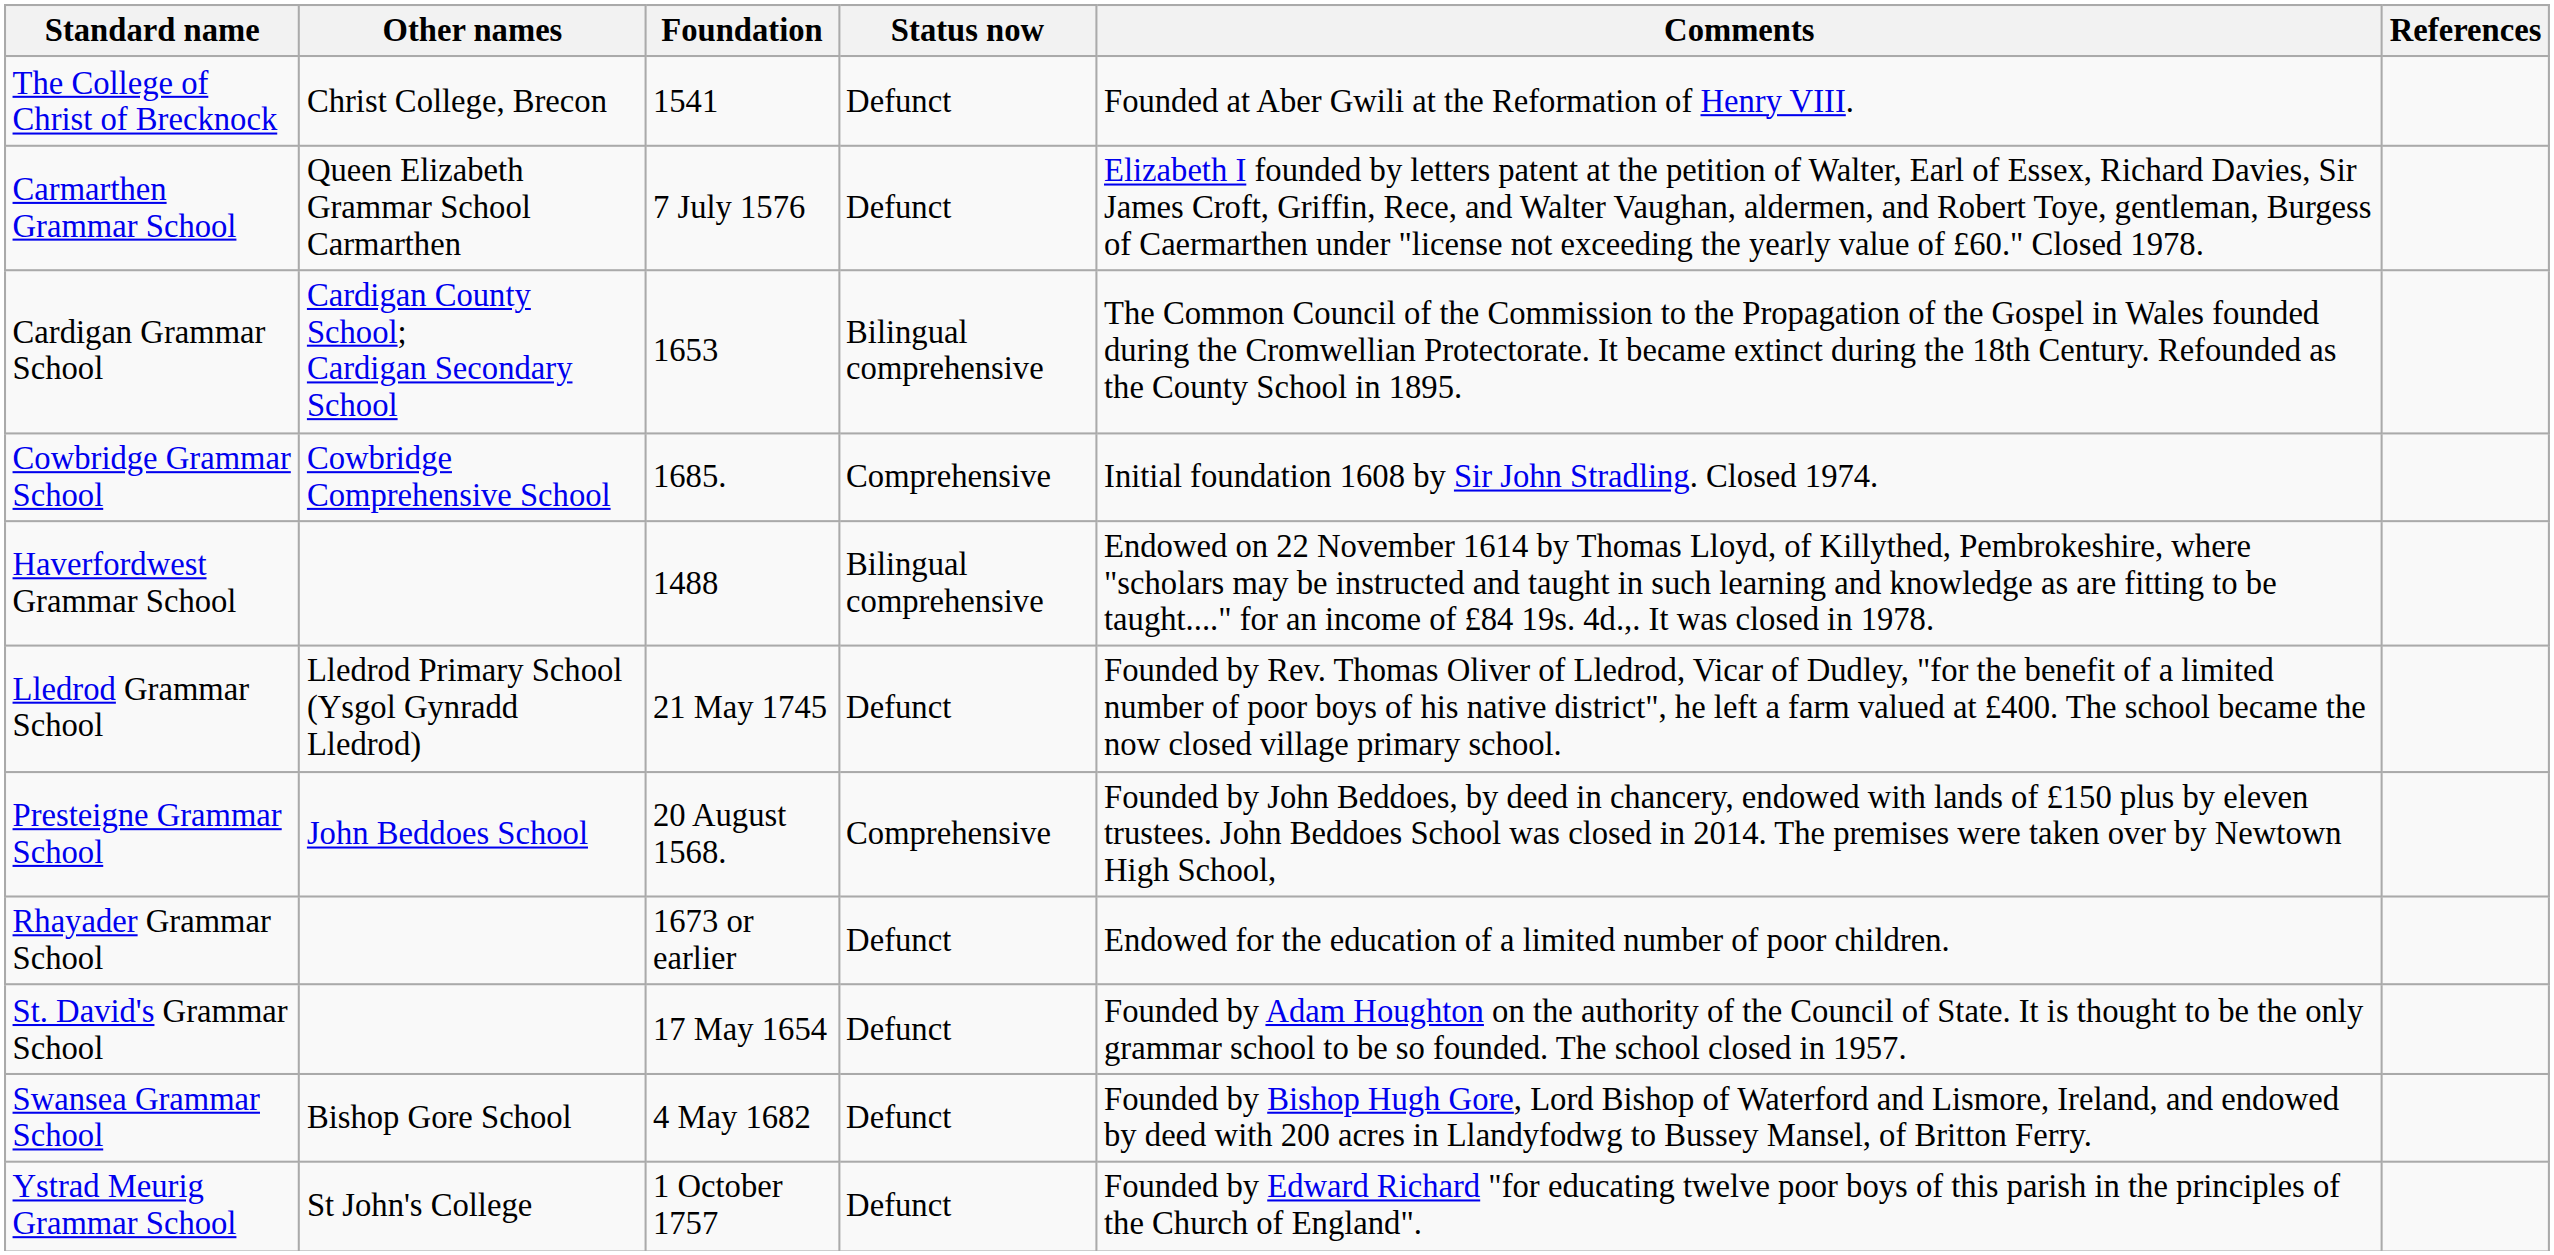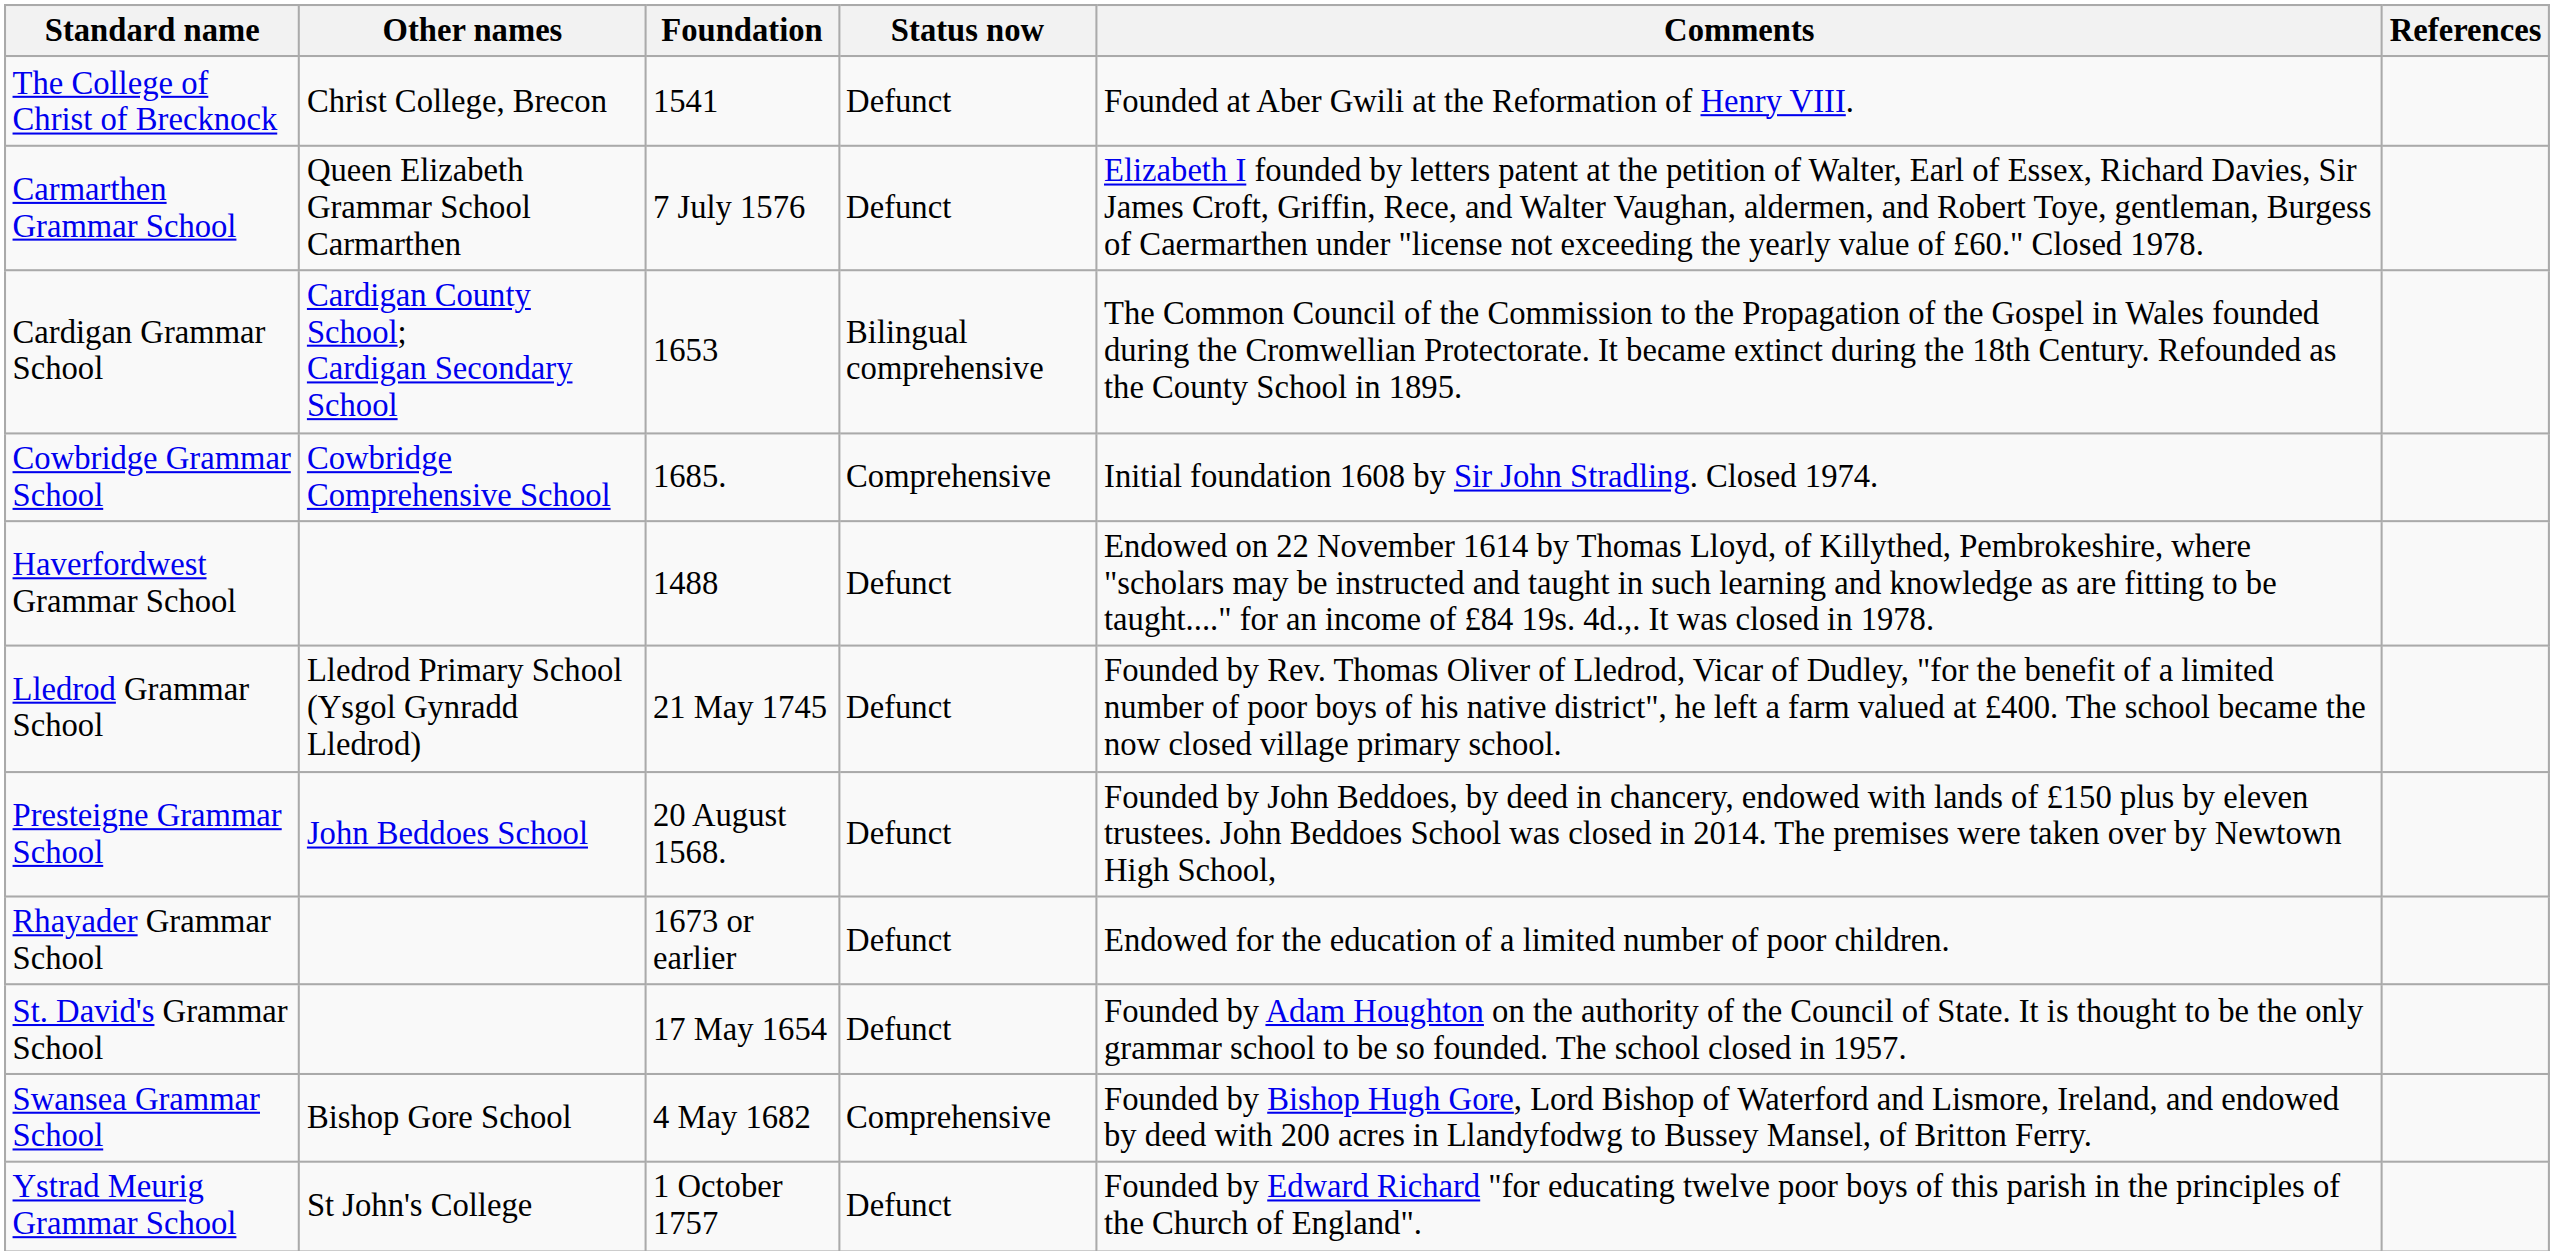(945, 582) Bilingual comprehensive -> (899, 582) Defunct
(949, 833) Comprehensive -> (899, 833) Defunct
(899, 1117) Defunct -> (949, 1117) Comprehensive
